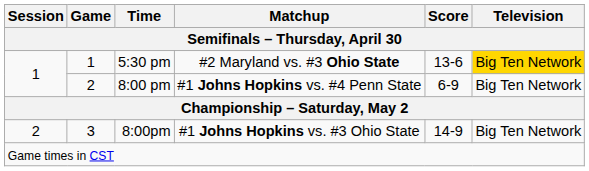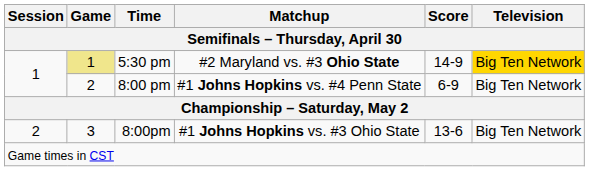(91, 62) no background -> (91, 62) khaki background
(448, 62) 13-6 -> (448, 62) 14-9
(448, 132) 14-9 -> (448, 132) 13-6
